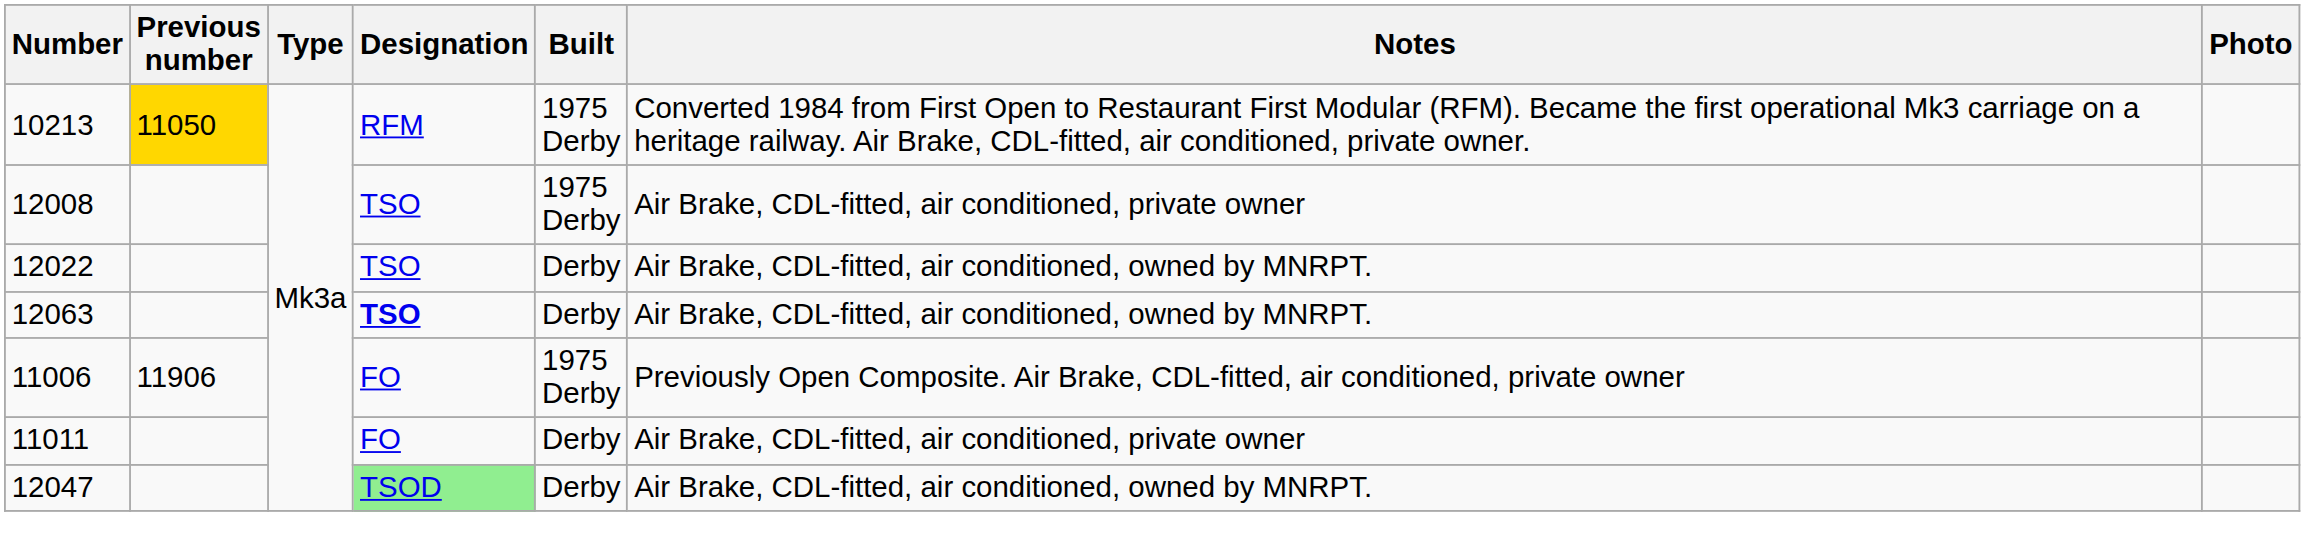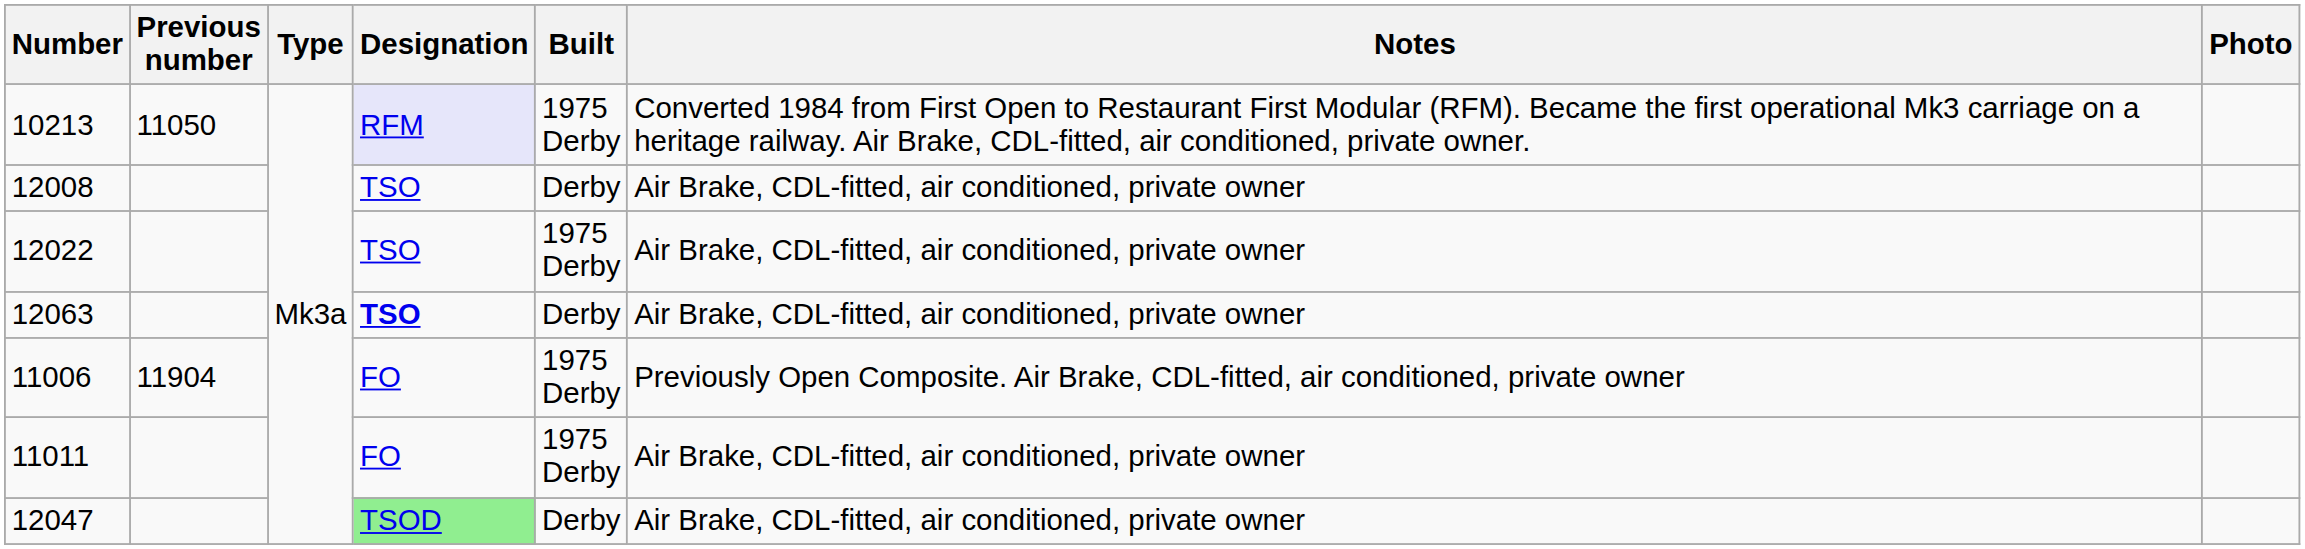(176, 124) gold background -> (176, 124) no background
(392, 124) no background -> (392, 124) lavender background
(581, 204) 1975 Derby -> (581, 187) Derby
(581, 267) Derby -> (581, 250) 1975 Derby
(1003, 267) Air Brake, CDL-fitted, air conditioned, owned by MNRPT. -> (970, 250) Air Brake, CDL-fitted, air conditioned, private owner
(1003, 313) Air Brake, CDL-fitted, air conditioned, owned by MNRPT. -> (970, 313) Air Brake, CDL-fitted, air conditioned, private owner
(176, 377) 11906 -> (176, 377) 11904
(581, 440) Derby -> (581, 457) 1975 Derby
(1003, 487) Air Brake, CDL-fitted, air conditioned, owned by MNRPT. -> (970, 520) Air Brake, CDL-fitted, air conditioned, private owner
